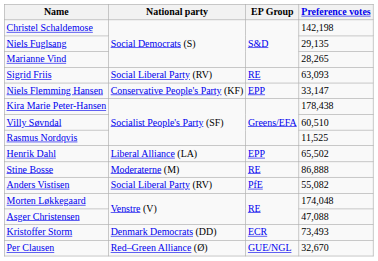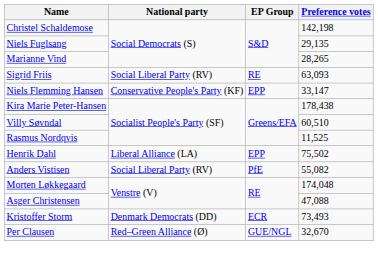(315, 153) 65,502 -> (315, 153) 75,502
- row: (30, 169)
